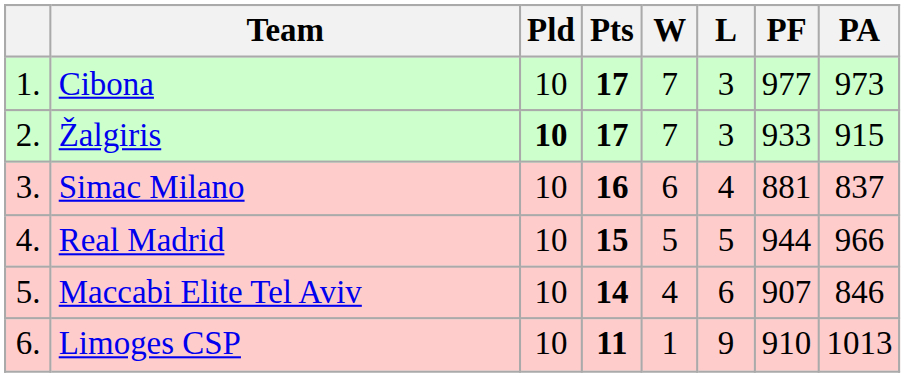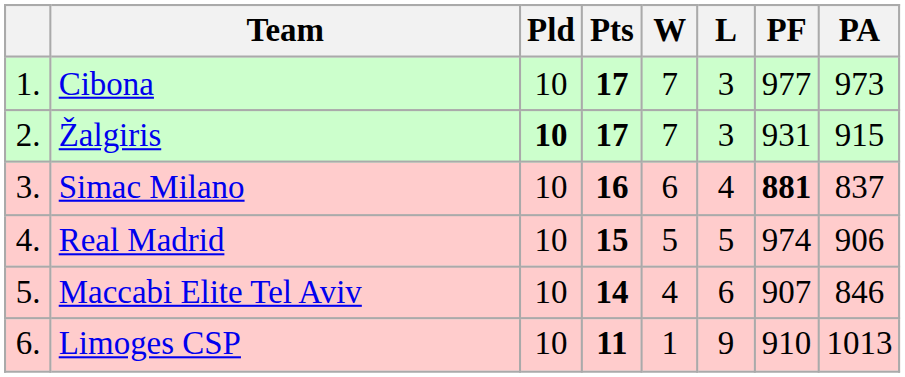(787, 135) 933 -> (787, 135) 931
(787, 187) normal -> (787, 187) bold
(787, 239) 944 -> (787, 239) 974
(859, 239) 966 -> (859, 239) 906
